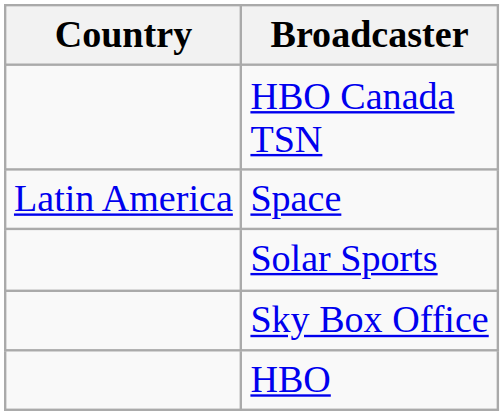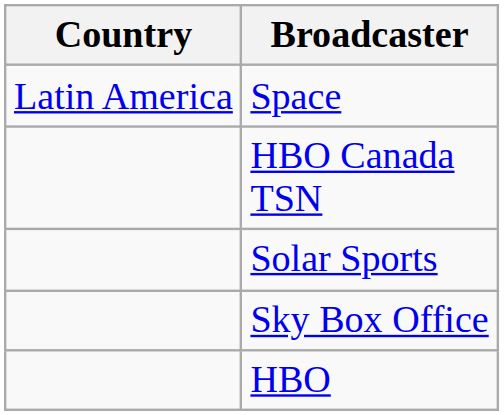rows swapped: (352, 116) <-> (296, 198)
